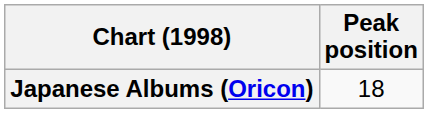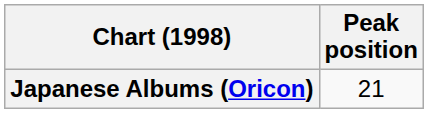(371, 88) 18 -> (371, 88) 21
